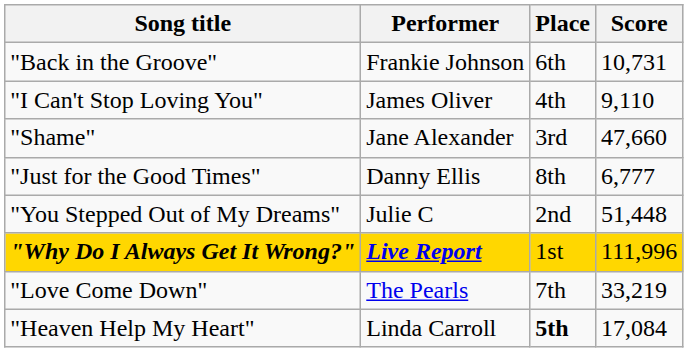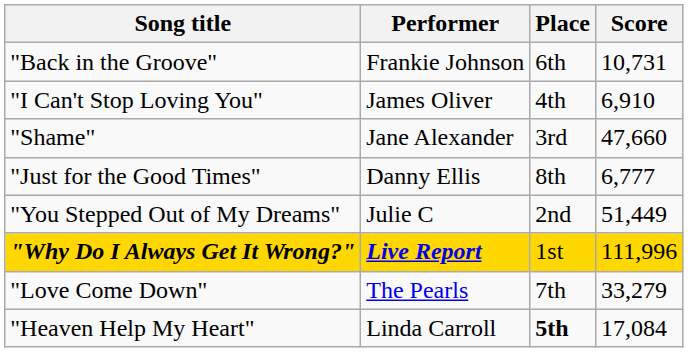(628, 99) 9,110 -> (628, 99) 6,910
(634, 213) 51,448 -> (634, 213) 51,449
(634, 289) 33,219 -> (634, 289) 33,279
